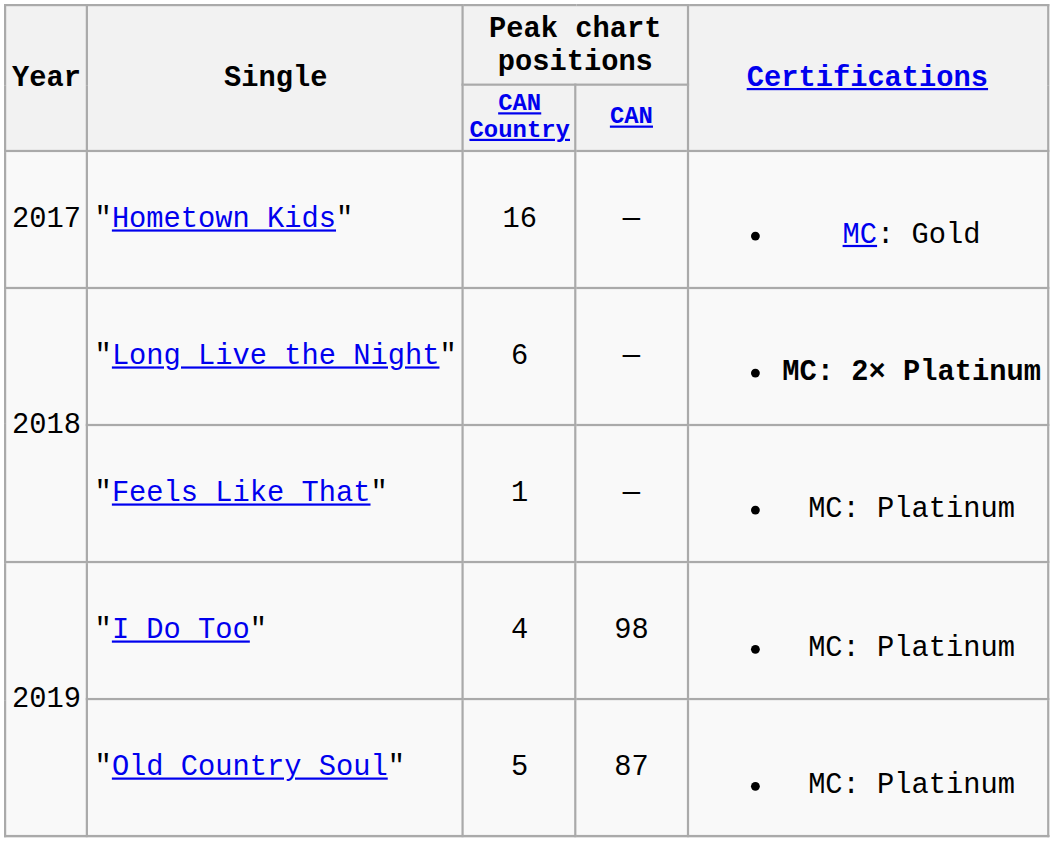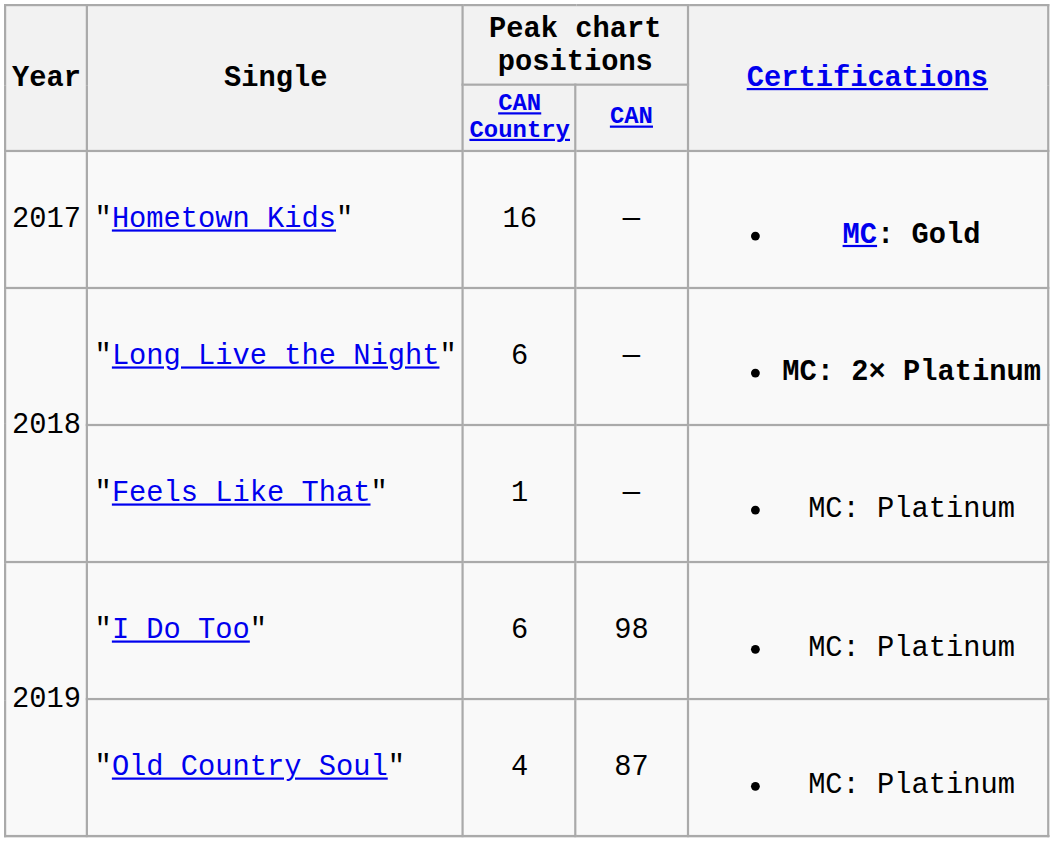(867, 235) normal -> (867, 235) bold
(520, 631) 4 -> (520, 631) 6
(520, 768) 5 -> (520, 768) 4
